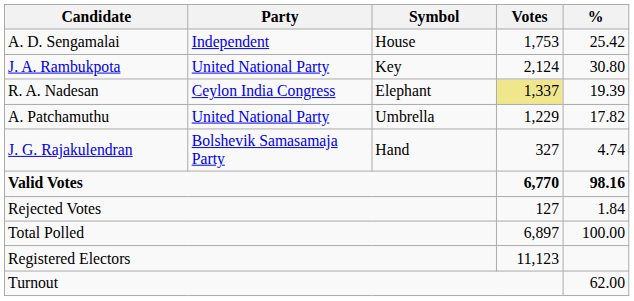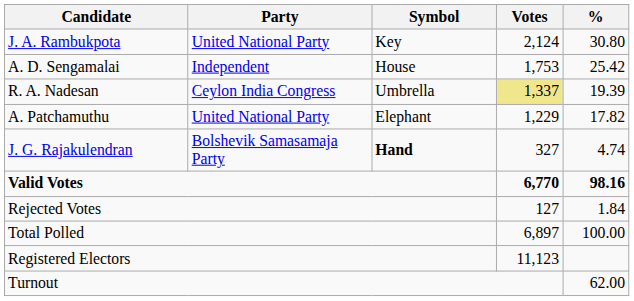rows swapped: (64, 66) <-> (64, 41)
(403, 91) Elephant -> (405, 91) Umbrella
(405, 116) Umbrella -> (403, 116) Elephant
(392, 150) normal -> (394, 150) bold
